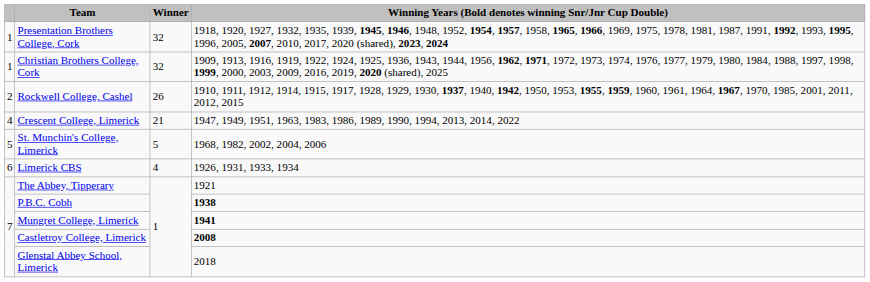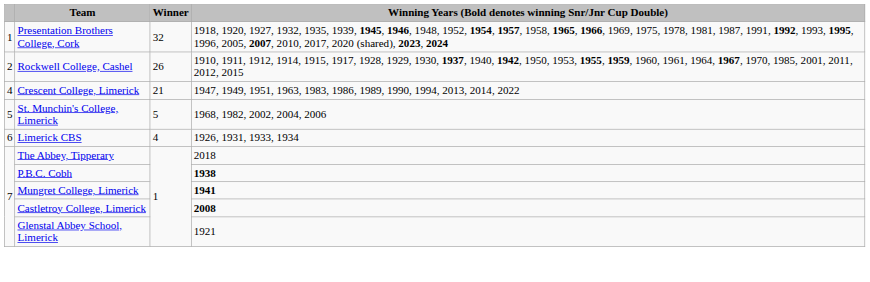- row: (78, 66)
(205, 185) 1921 -> (205, 155) 2018
(205, 261) 2018 -> (205, 231) 1921
